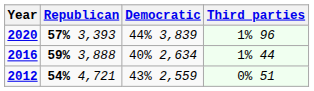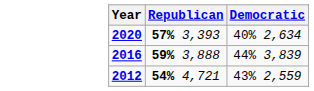- column: (256, 15)
(163, 36) 44% 3,839 -> (267, 36) 40% 2,634
(163, 56) 40% 2,634 -> (267, 56) 44% 3,839
